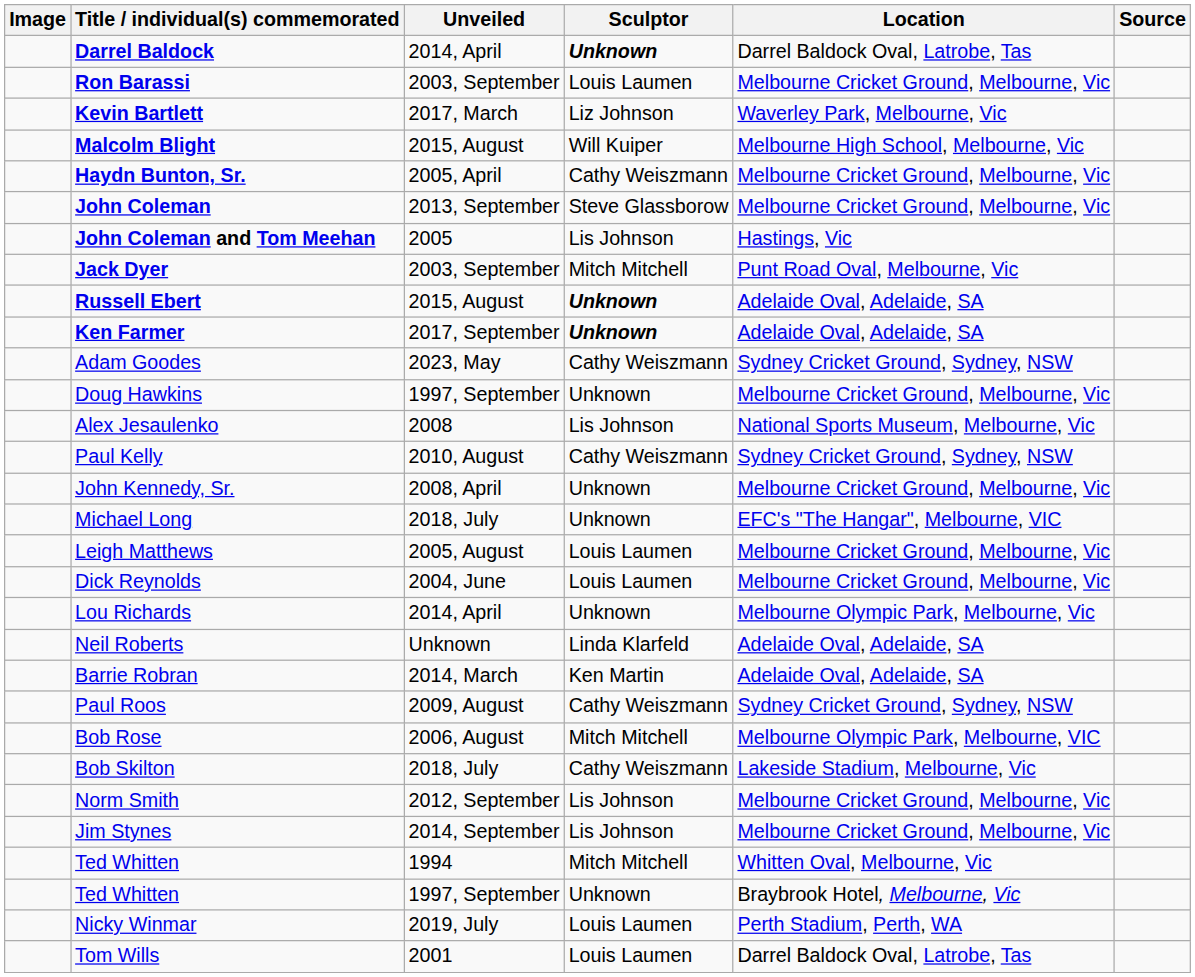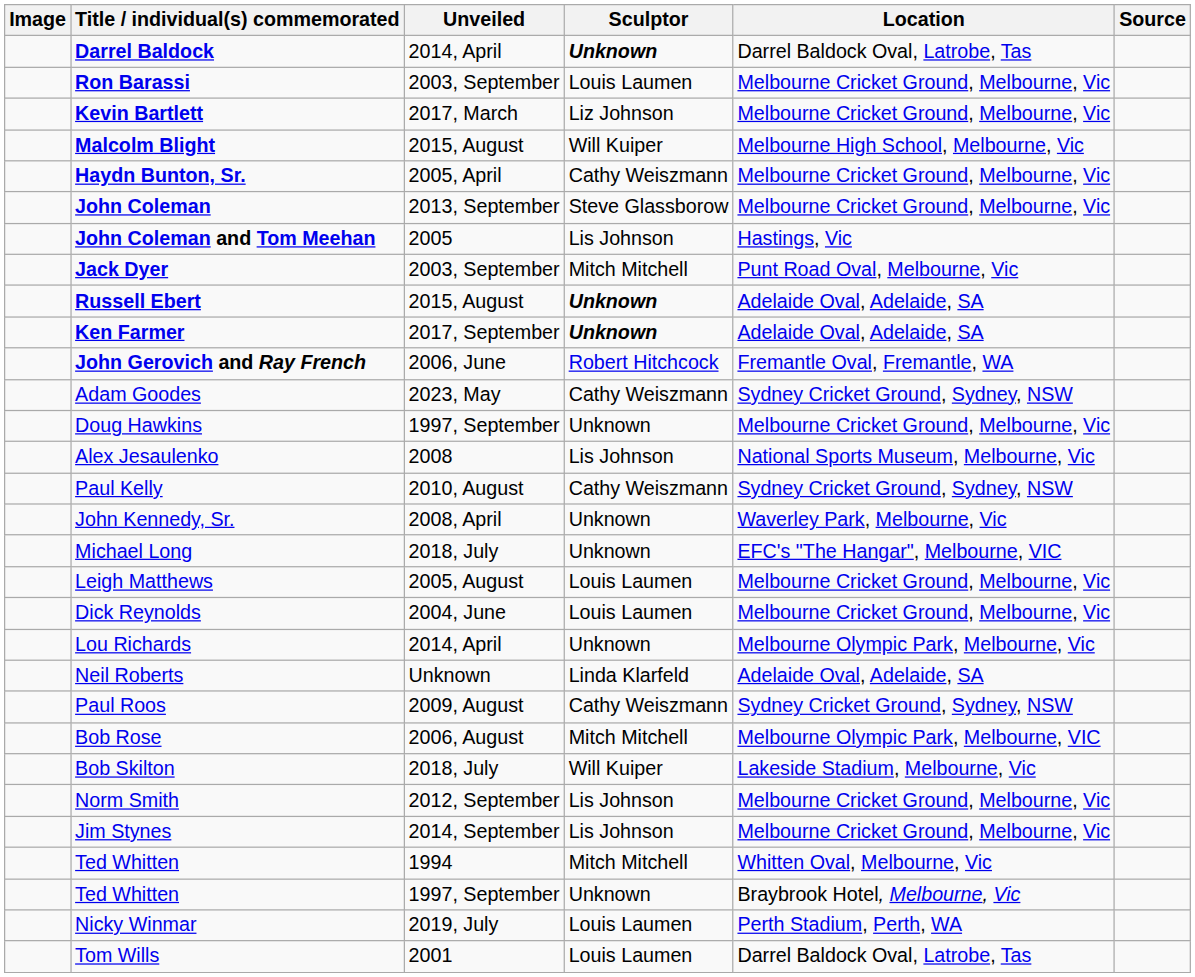(872, 113) Waverley Park, Melbourne, Vic -> (924, 113) Melbourne Cricket Ground, Melbourne, Vic
+ row: (221, 363)
(924, 488) Melbourne Cricket Ground, Melbourne, Vic -> (872, 519) Waverley Park, Melbourne, Vic
- row: (136, 675)
(648, 769) Cathy Weiszmann -> (616, 769) Will Kuiper
